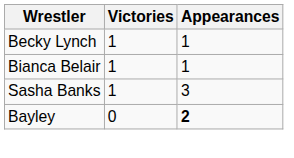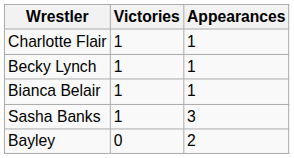+ row: (57, 41)
(185, 116) bold -> (191, 141) normal
